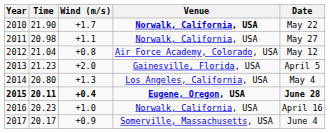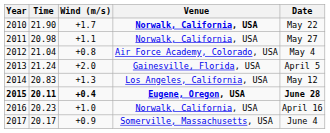(302, 53) May 12 -> (302, 53) May 4
(43, 66) 21.23 -> (43, 66) 21.24
(43, 80) 20.80 -> (43, 80) 20.83
(302, 80) May 4 -> (302, 80) May 12
